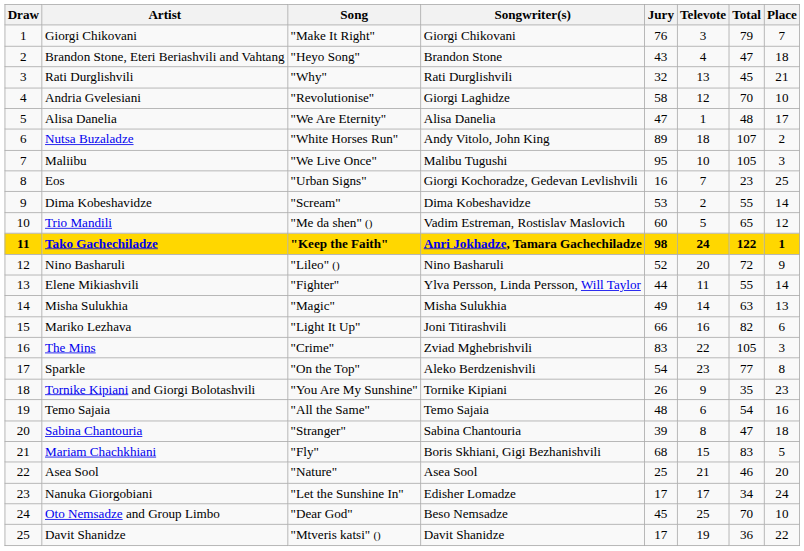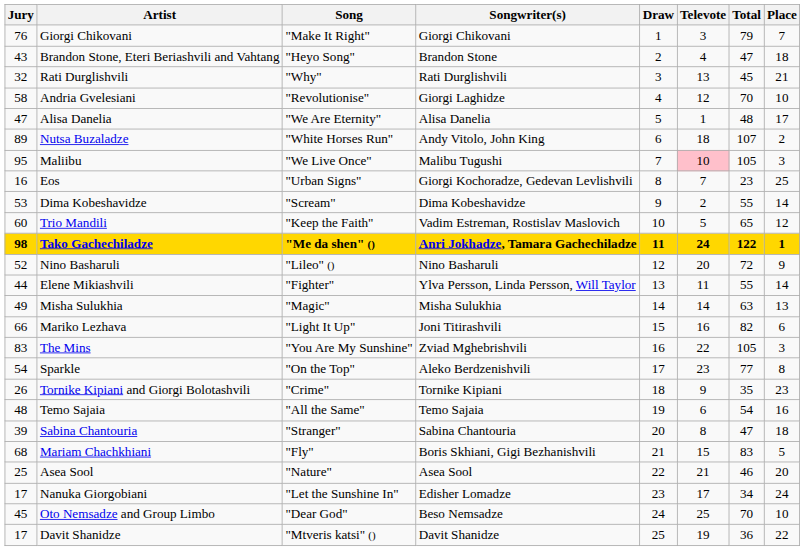columns swapped: (23, 14) <-> (661, 14)
(703, 160) no background -> (703, 160) pink background
(331, 222) "Me da shen" () -> (329, 222) "Keep the Faith"
(339, 243) "Keep the Faith" -> (330, 243) "Me da shen" ()
(312, 347) "Crime" -> (349, 347) "You Are My Sunshine"
(354, 389) "You Are My Sunshine" -> (307, 389) "Crime"
